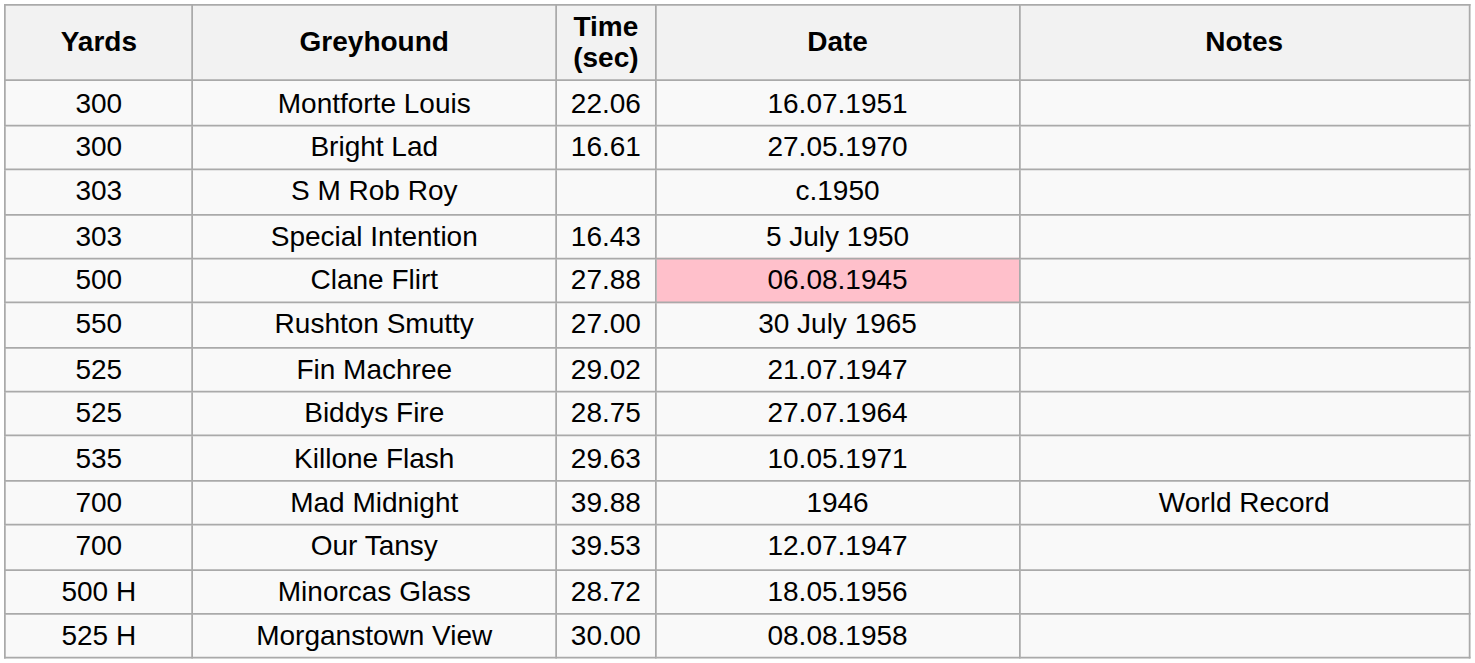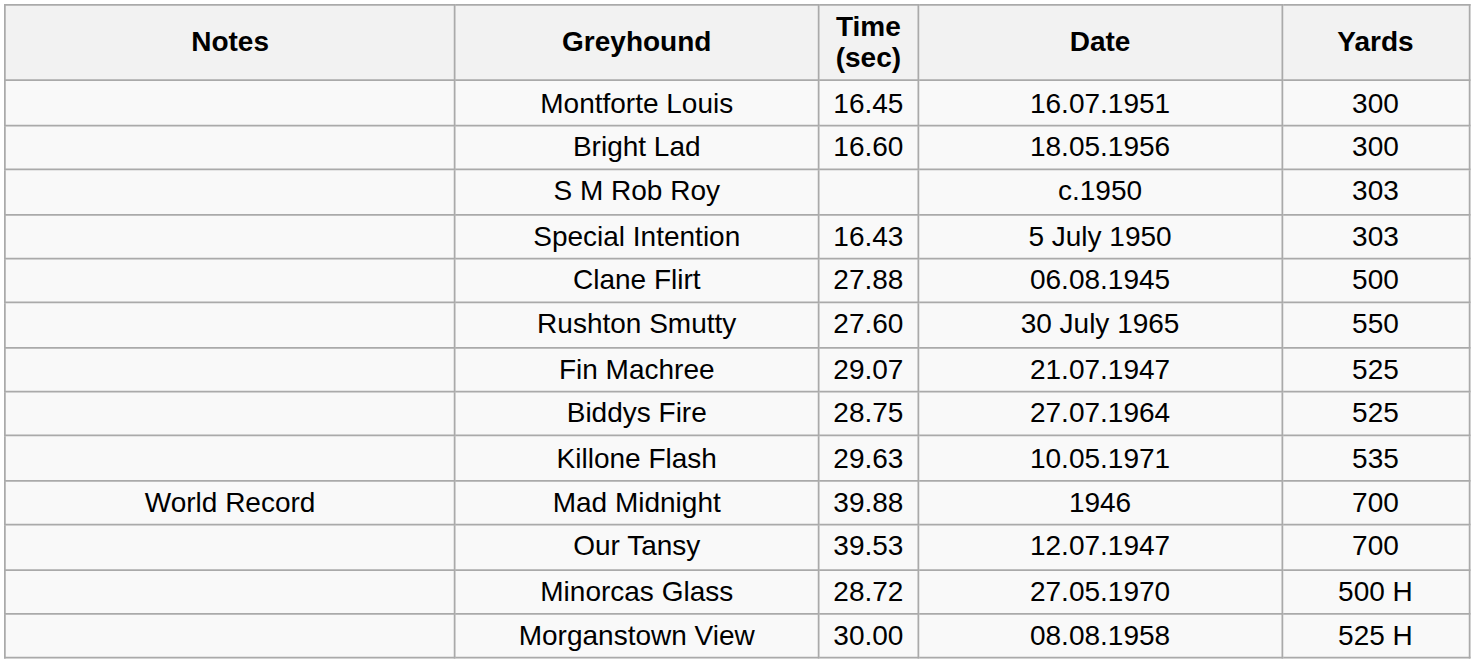columns swapped: (99, 42) <-> (1244, 42)
(606, 102) 22.06 -> (868, 102) 16.45
(606, 147) 16.61 -> (868, 147) 16.60
(838, 147) 27.05.1970 -> (1100, 147) 18.05.1956
(838, 280) pink background -> (1100, 280) no background
(606, 324) 27.00 -> (868, 324) 27.60
(606, 369) 29.02 -> (868, 369) 29.07
(838, 591) 18.05.1956 -> (1100, 591) 27.05.1970
